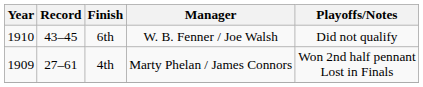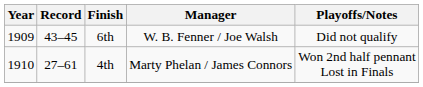(21, 36) 1910 -> (21, 36) 1909
(21, 64) 1909 -> (21, 64) 1910
